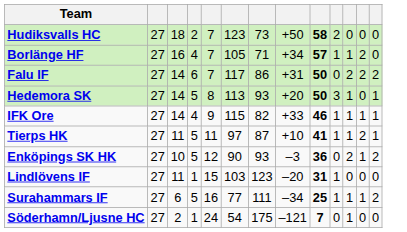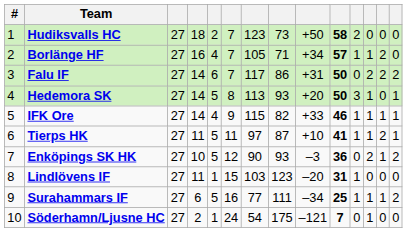+ column: (14, 14)
